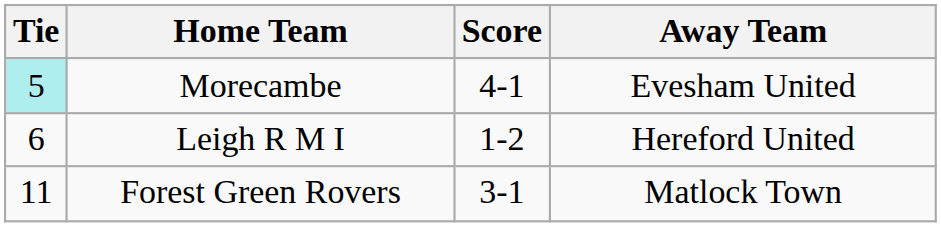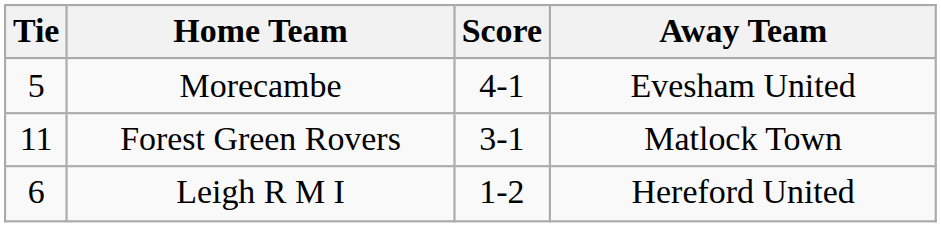(36, 85) paleturquoise background -> (36, 85) no background
rows swapped: (261, 138) <-> (261, 192)
